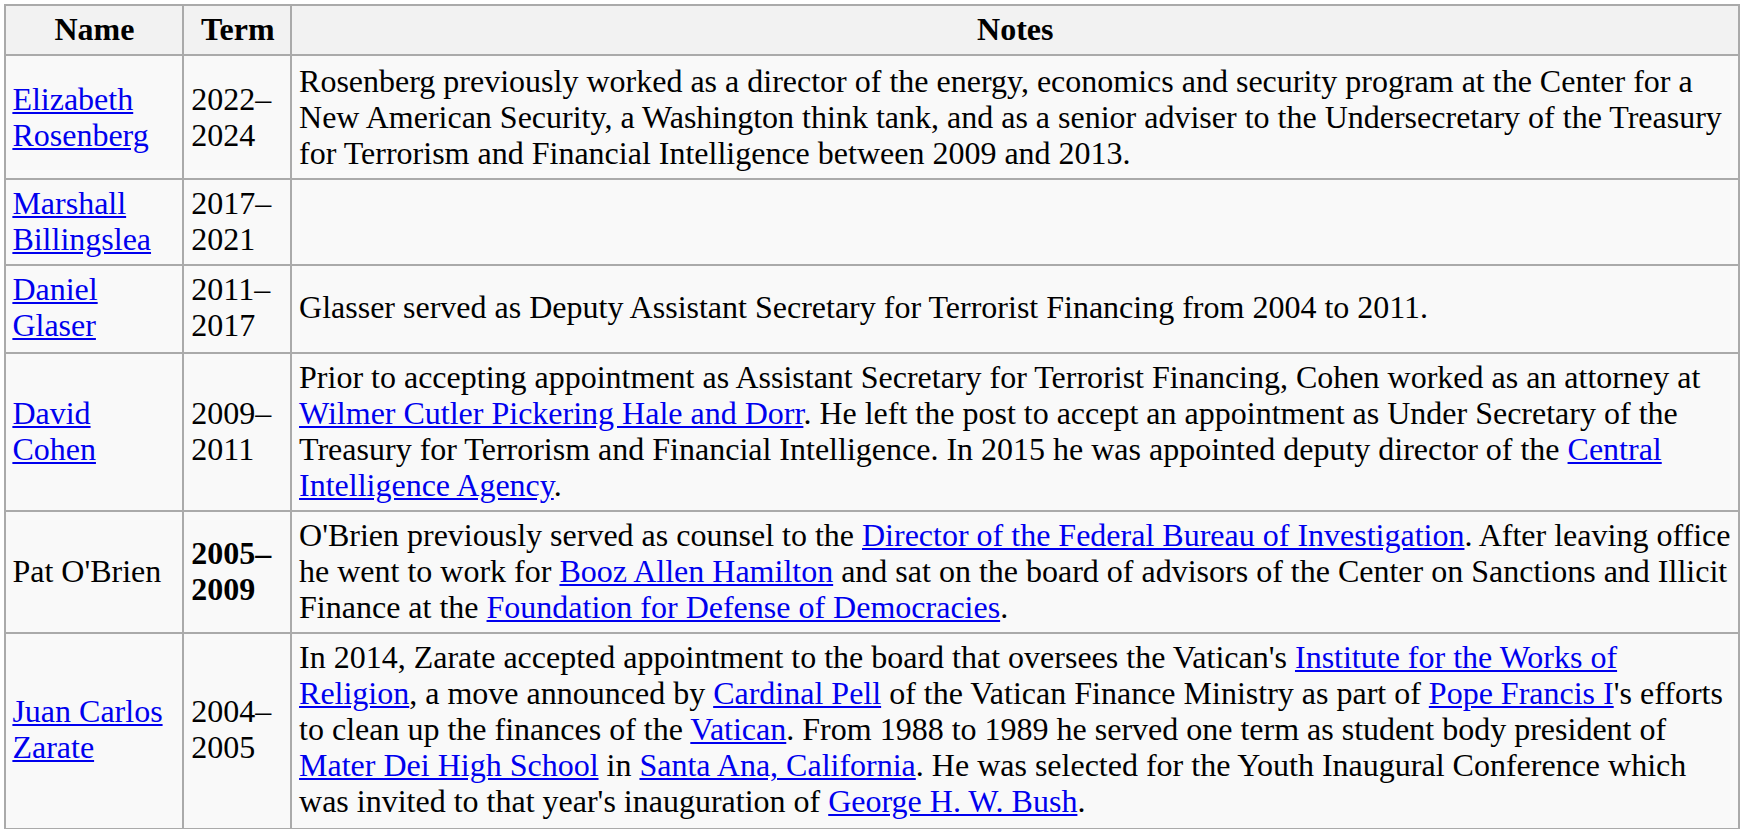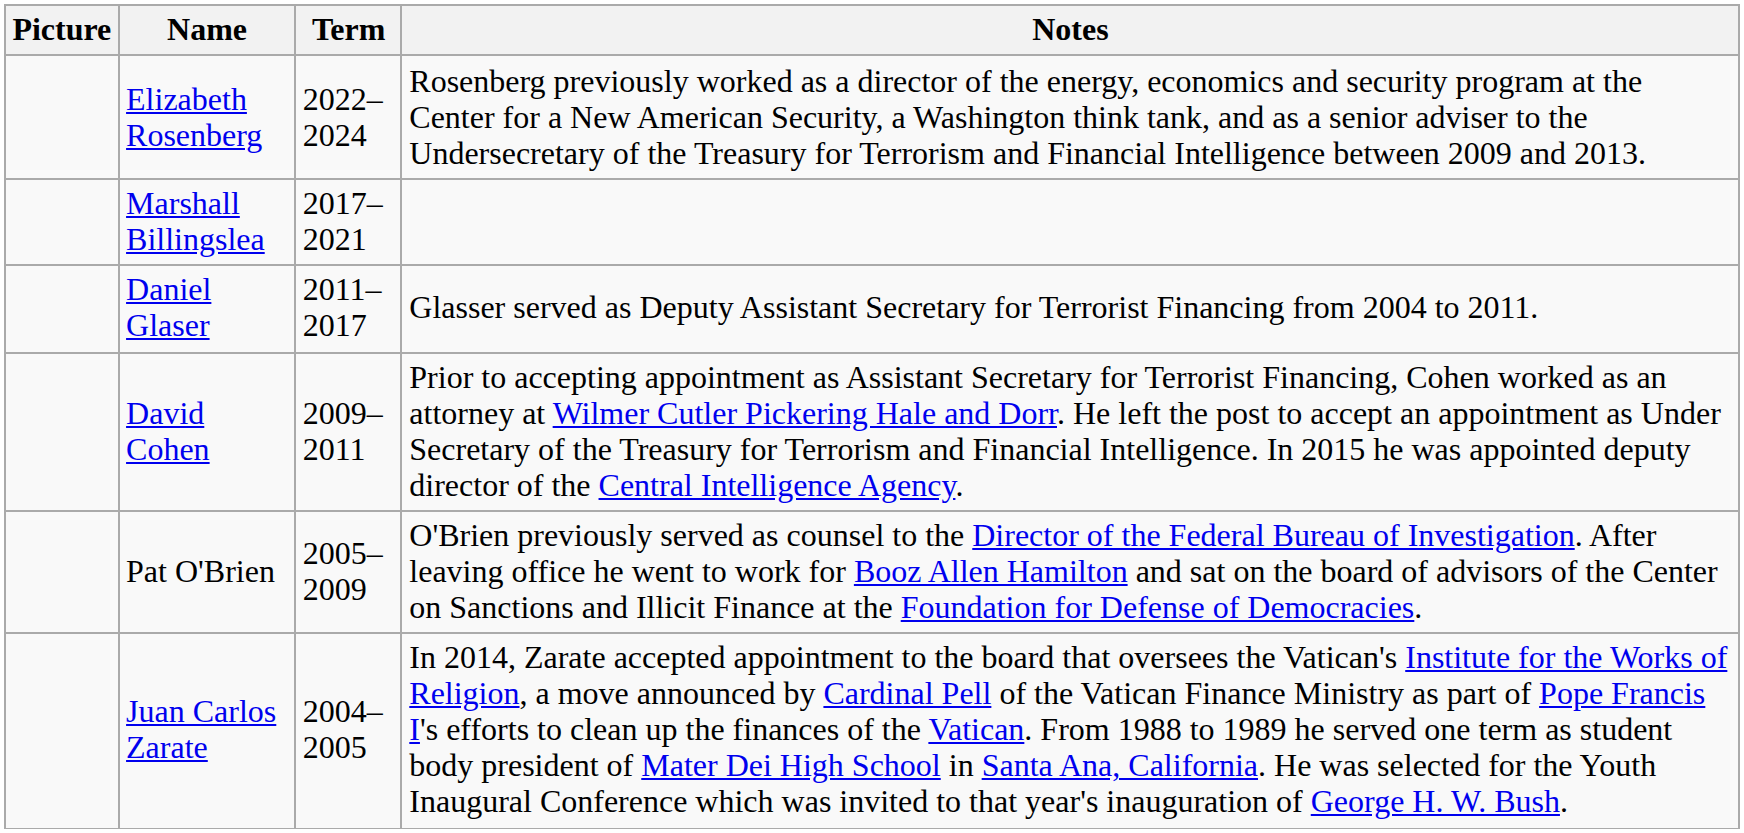+ column: (62, 29)
(231, 571) bold -> (343, 571) normal
